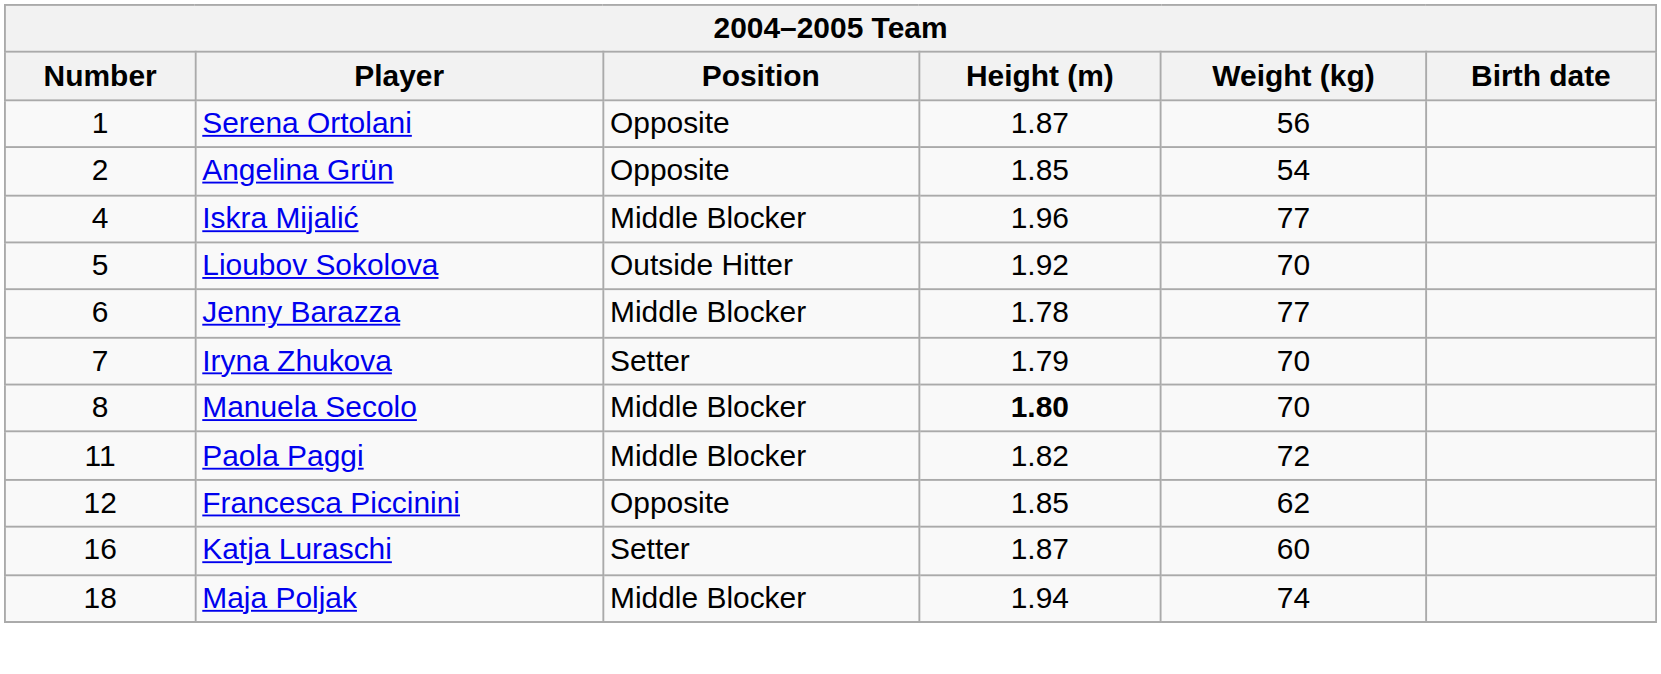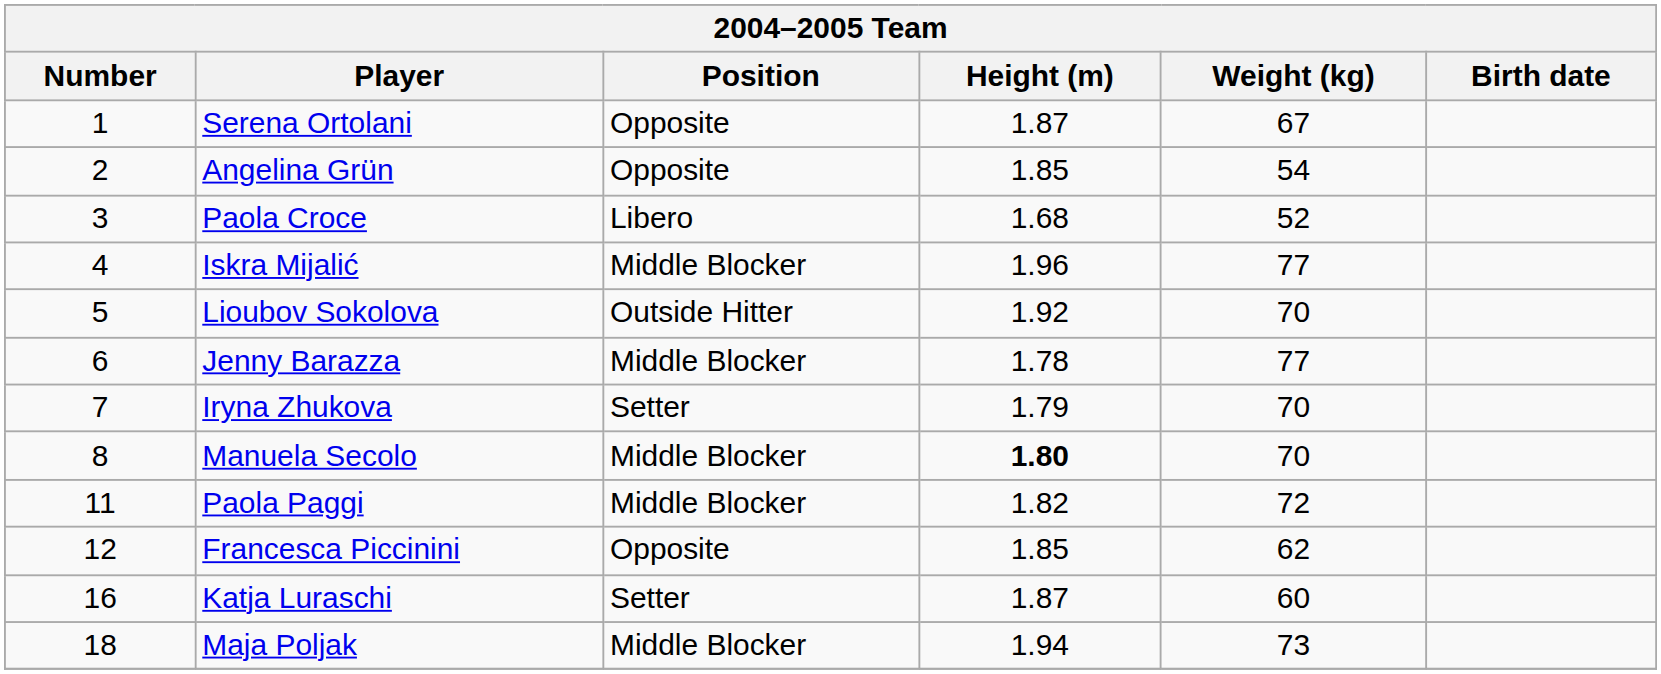(1293, 123) 56 -> (1293, 123) 67
+ row: (285, 218)
(1293, 597) 74 -> (1293, 645) 73
